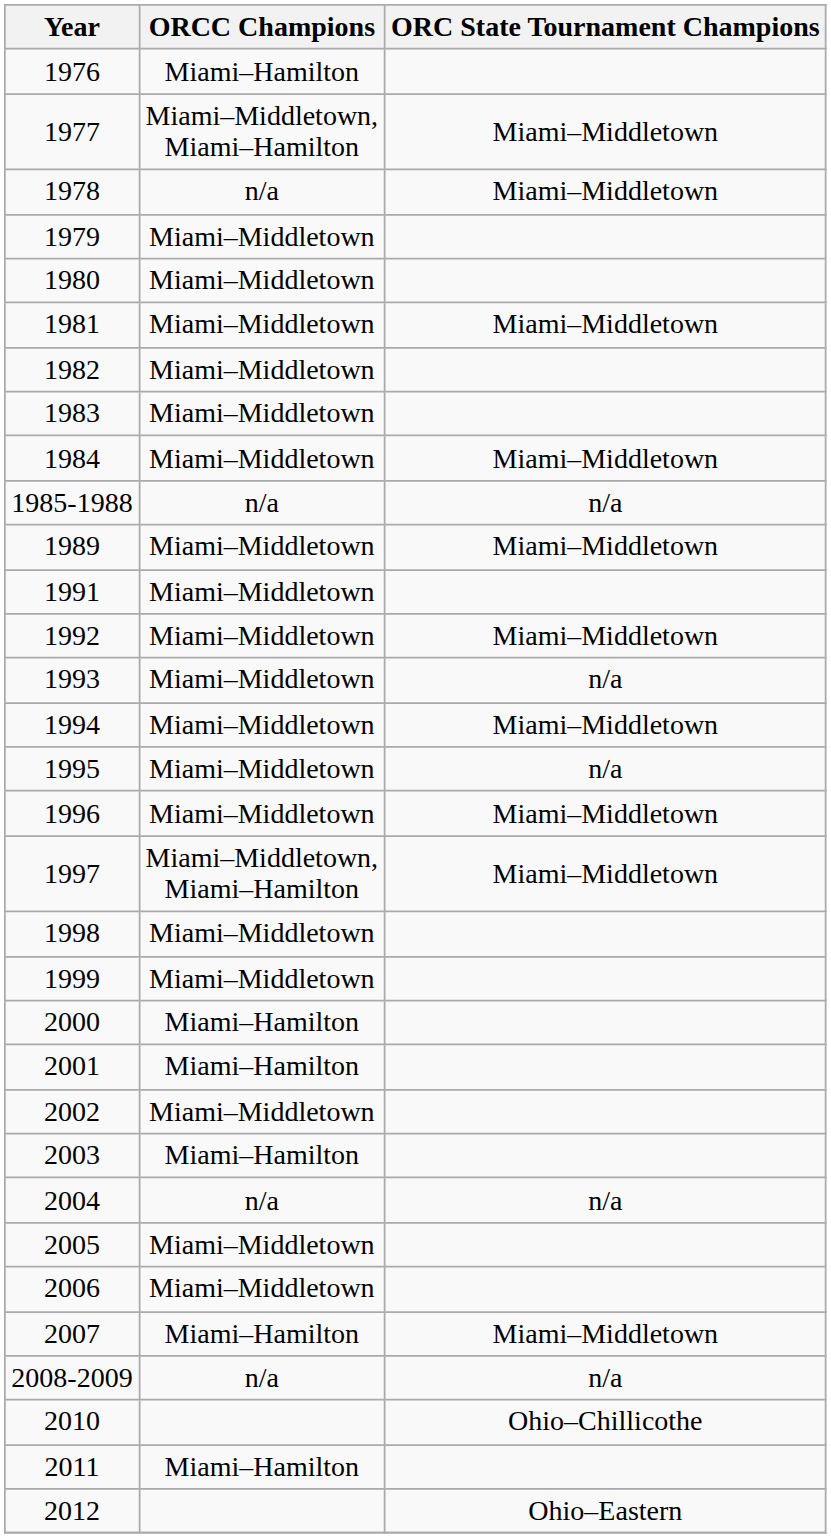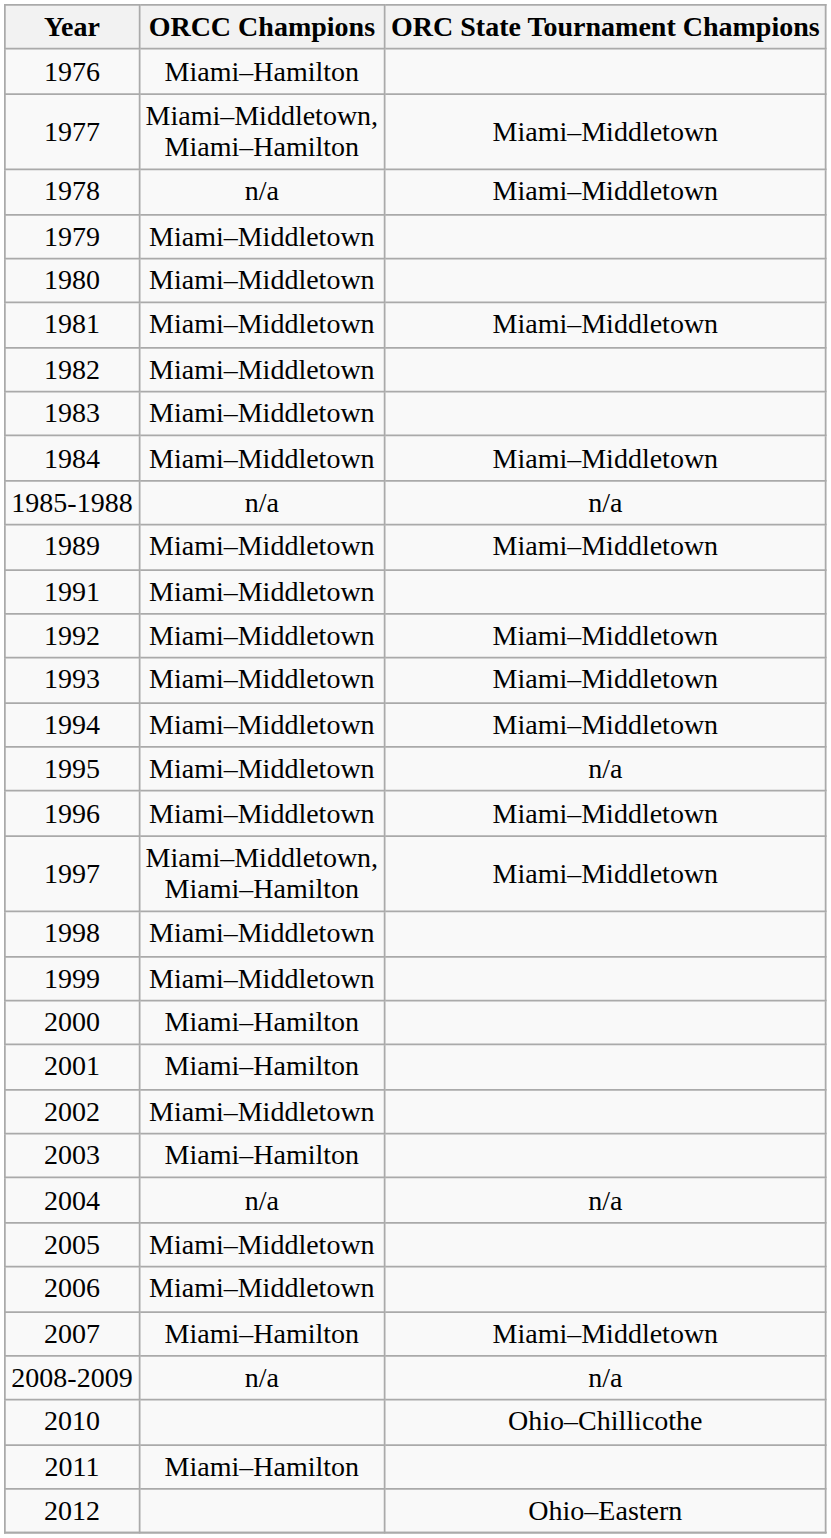(605, 679) n/a -> (605, 679) Miami–Middletown
